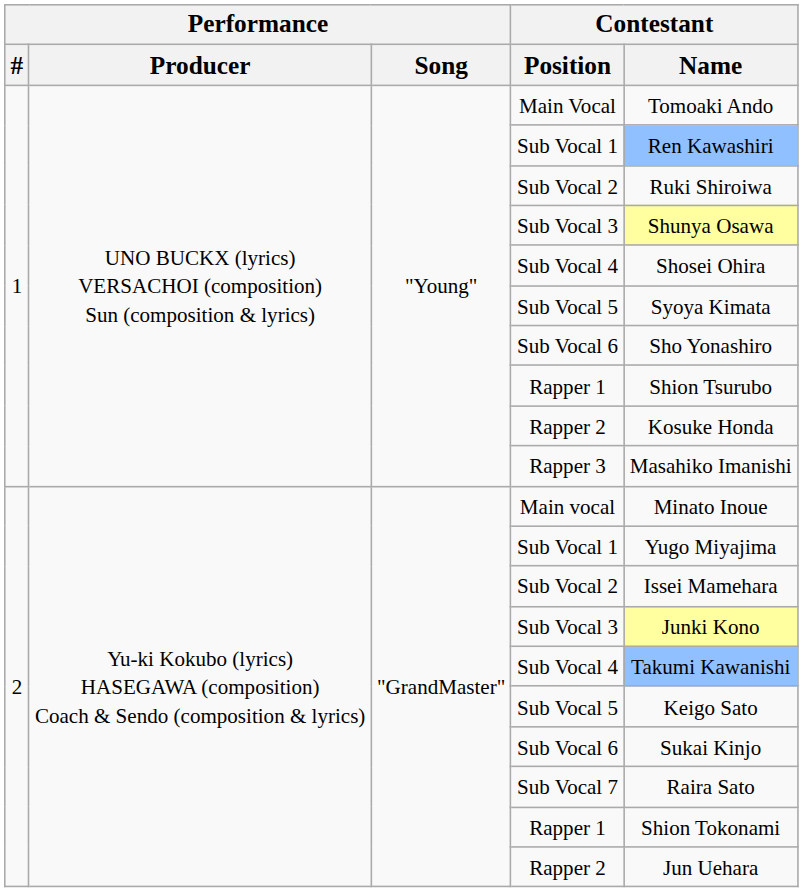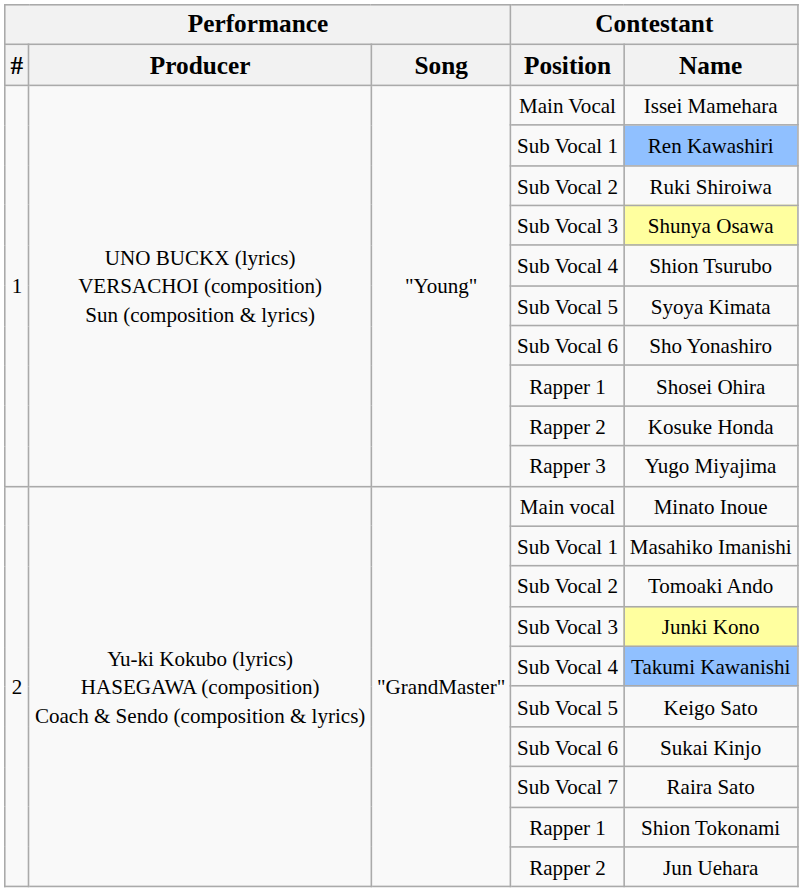(711, 106) Tomoaki Ando -> (711, 106) Issei Mamehara
(711, 266) Shosei Ohira -> (711, 266) Shion Tsurubo
(711, 386) Shion Tsurubo -> (711, 386) Shosei Ohira
(711, 467) Masahiko Imanishi -> (711, 467) Yugo Miyajima
(711, 547) Yugo Miyajima -> (711, 547) Masahiko Imanishi
(711, 587) Issei Mamehara -> (711, 587) Tomoaki Ando
